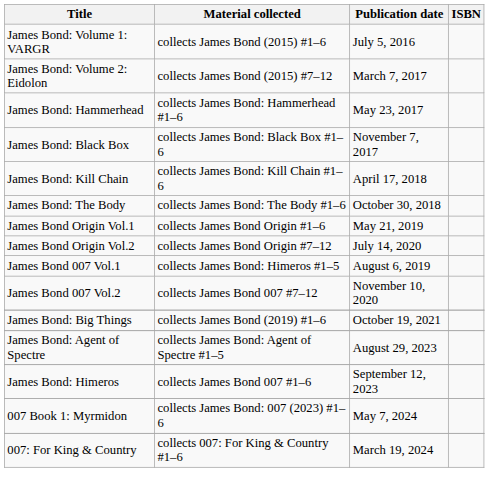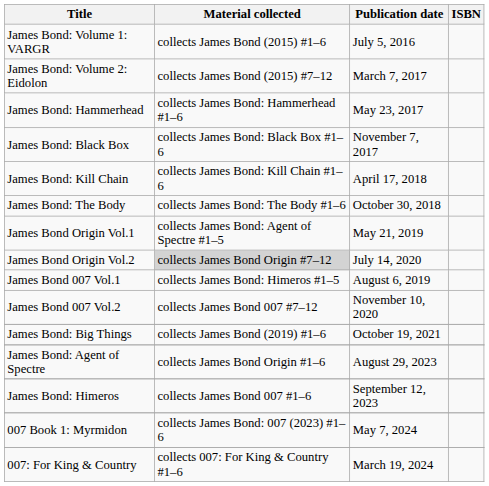(241, 225) collects James Bond Origin #1–6 -> (234, 233) collects James Bond: Agent of Spectre #1–5
(245, 245) no background -> (245, 260) lightgrey background
(234, 347) collects James Bond: Agent of Spectre #1–5 -> (241, 361) collects James Bond Origin #1–6
